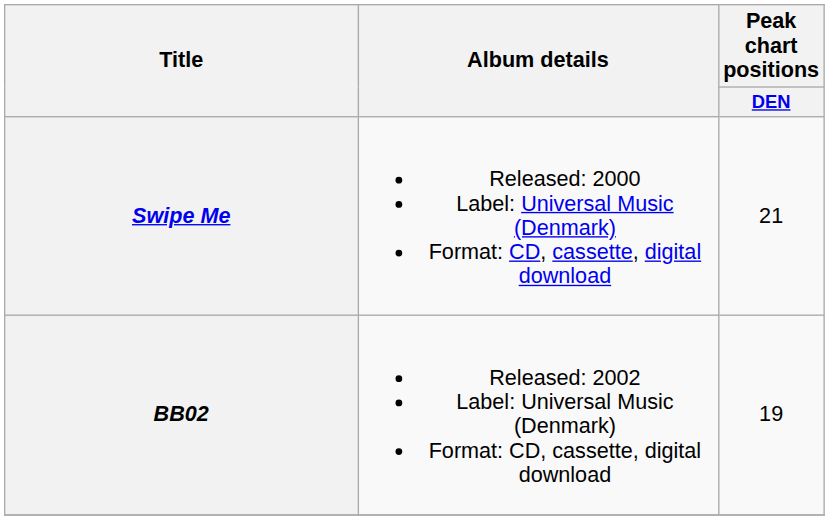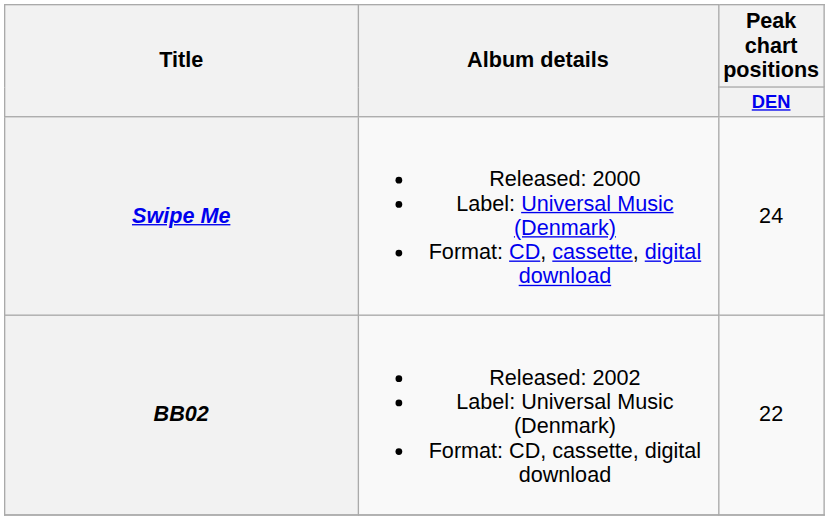(771, 215) 21 -> (771, 215) 24
(771, 414) 19 -> (771, 414) 22
